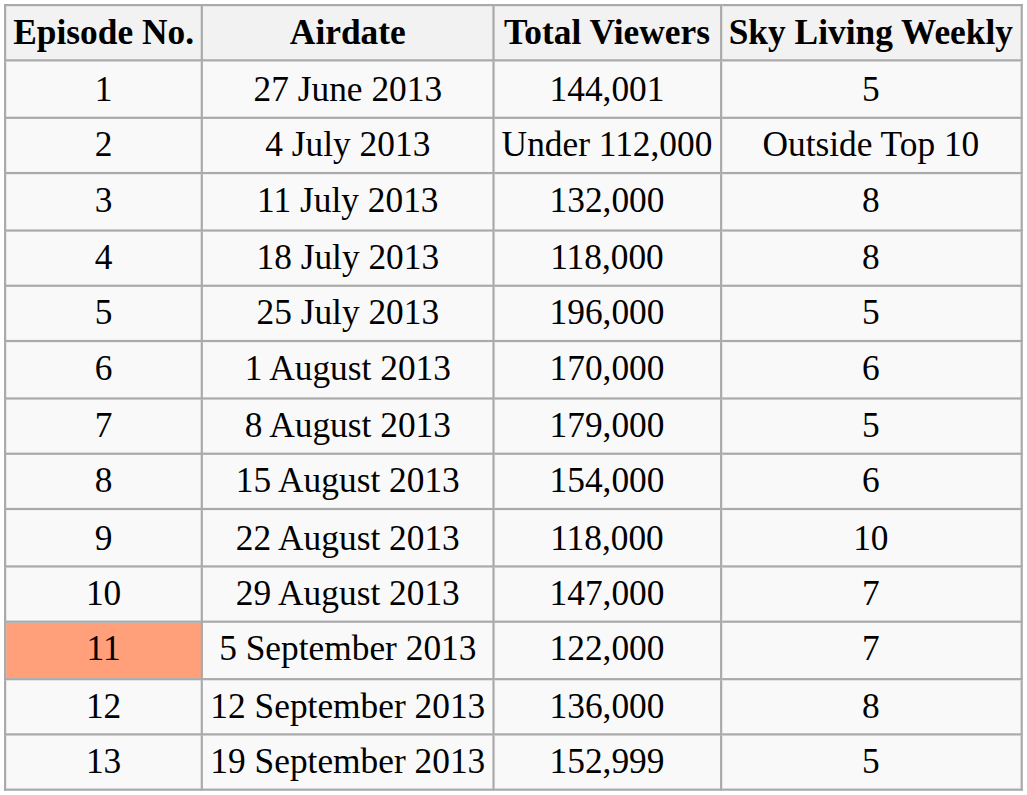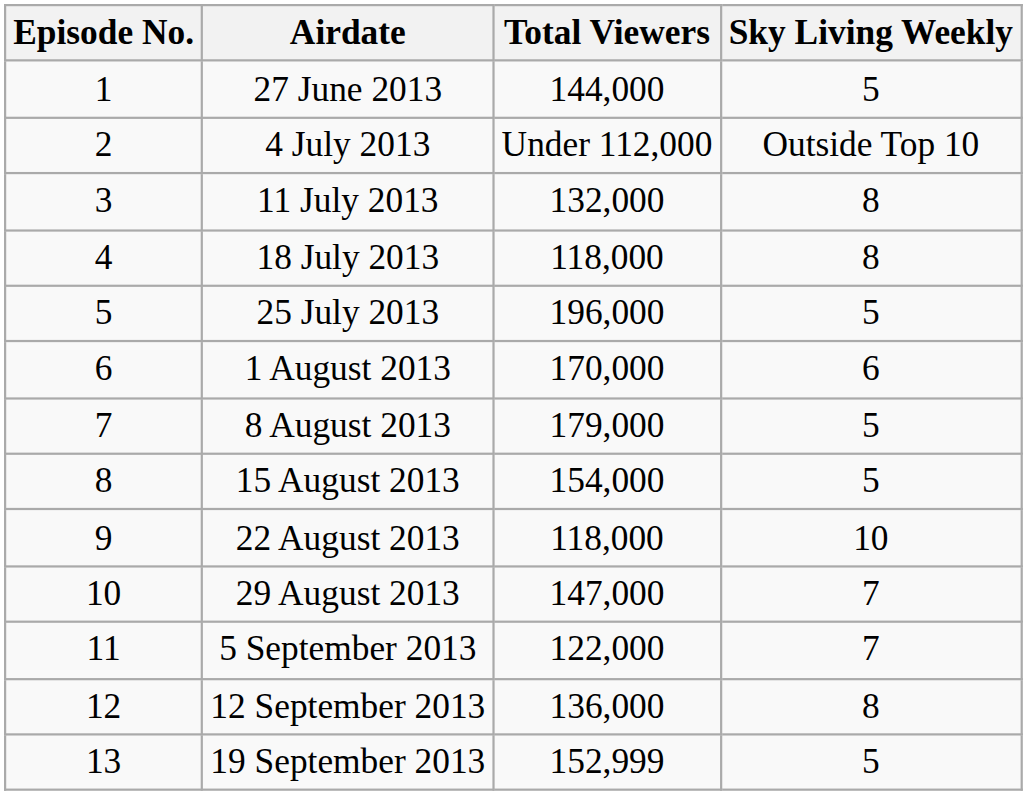(607, 88) 144,001 -> (607, 88) 144,000
(871, 481) 6 -> (871, 481) 5
(104, 649) lightsalmon background -> (104, 649) no background
